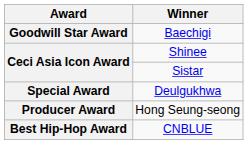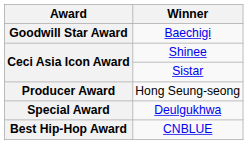rows swapped: (188, 110) <-> (188, 91)
